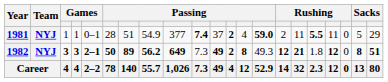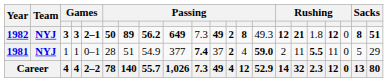rows swapped: (18, 34) <-> (18, 51)
